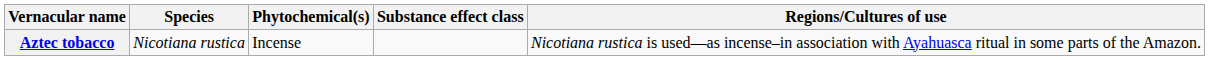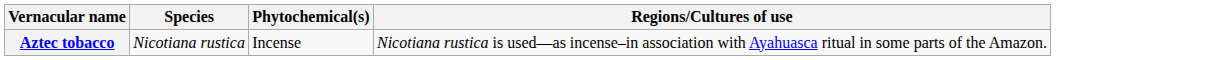- column: (450, 17)
